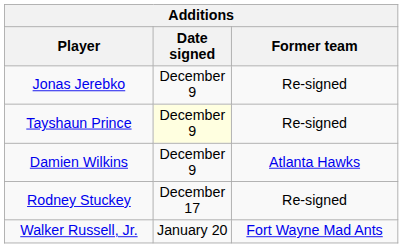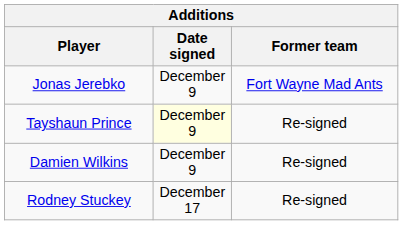(315, 84) Re-signed -> (315, 84) Fort Wayne Mad Ants
(315, 162) Atlanta Hawks -> (315, 162) Re-signed
- row: (79, 231)
